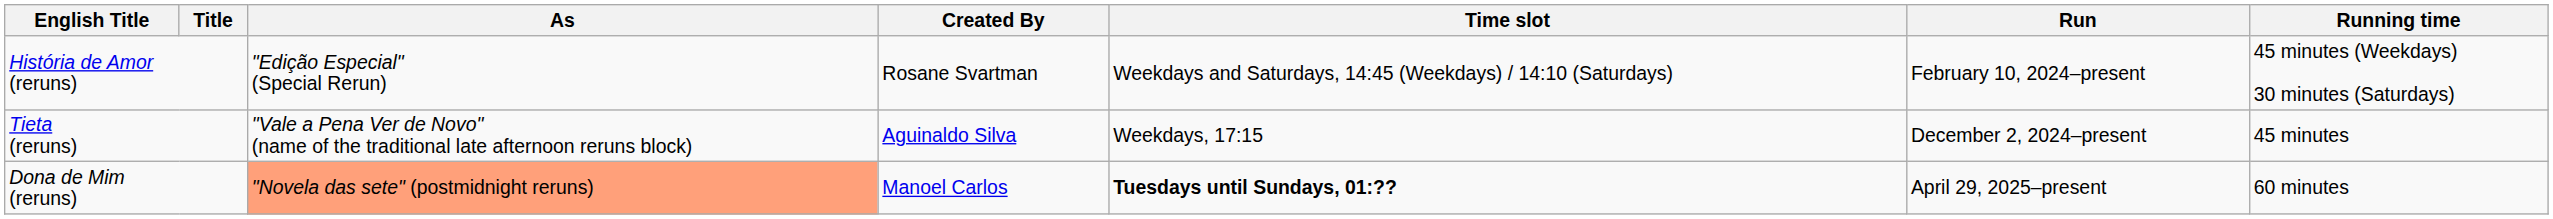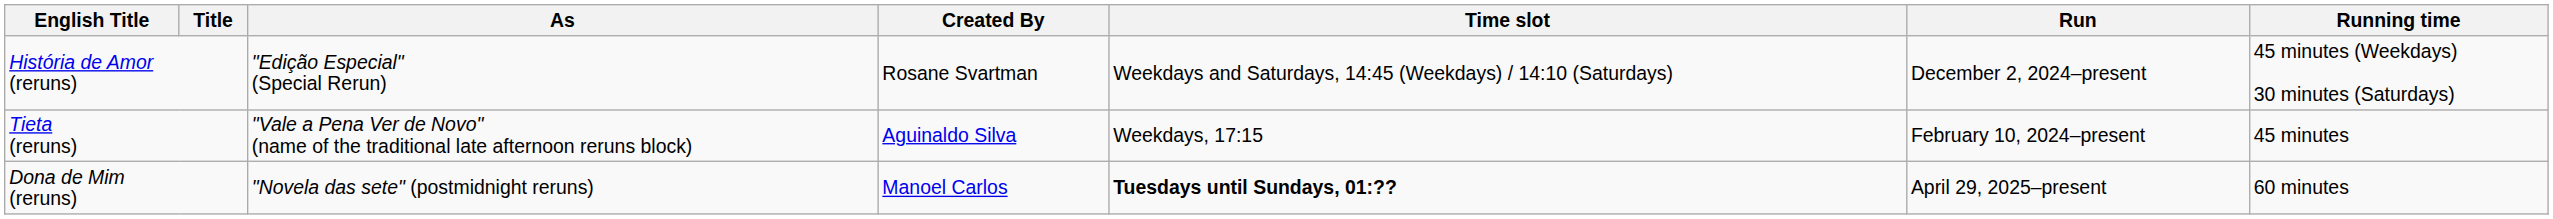(2028, 73) February 10, 2024–present -> (2029, 73) December 2, 2024–present
(2029, 136) December 2, 2024–present -> (2028, 136) February 10, 2024–present
(423, 188) lightsalmon background -> (423, 188) no background
